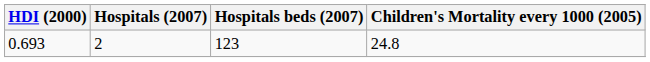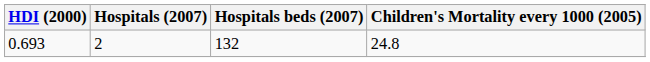(227, 43) 123 -> (227, 43) 132
